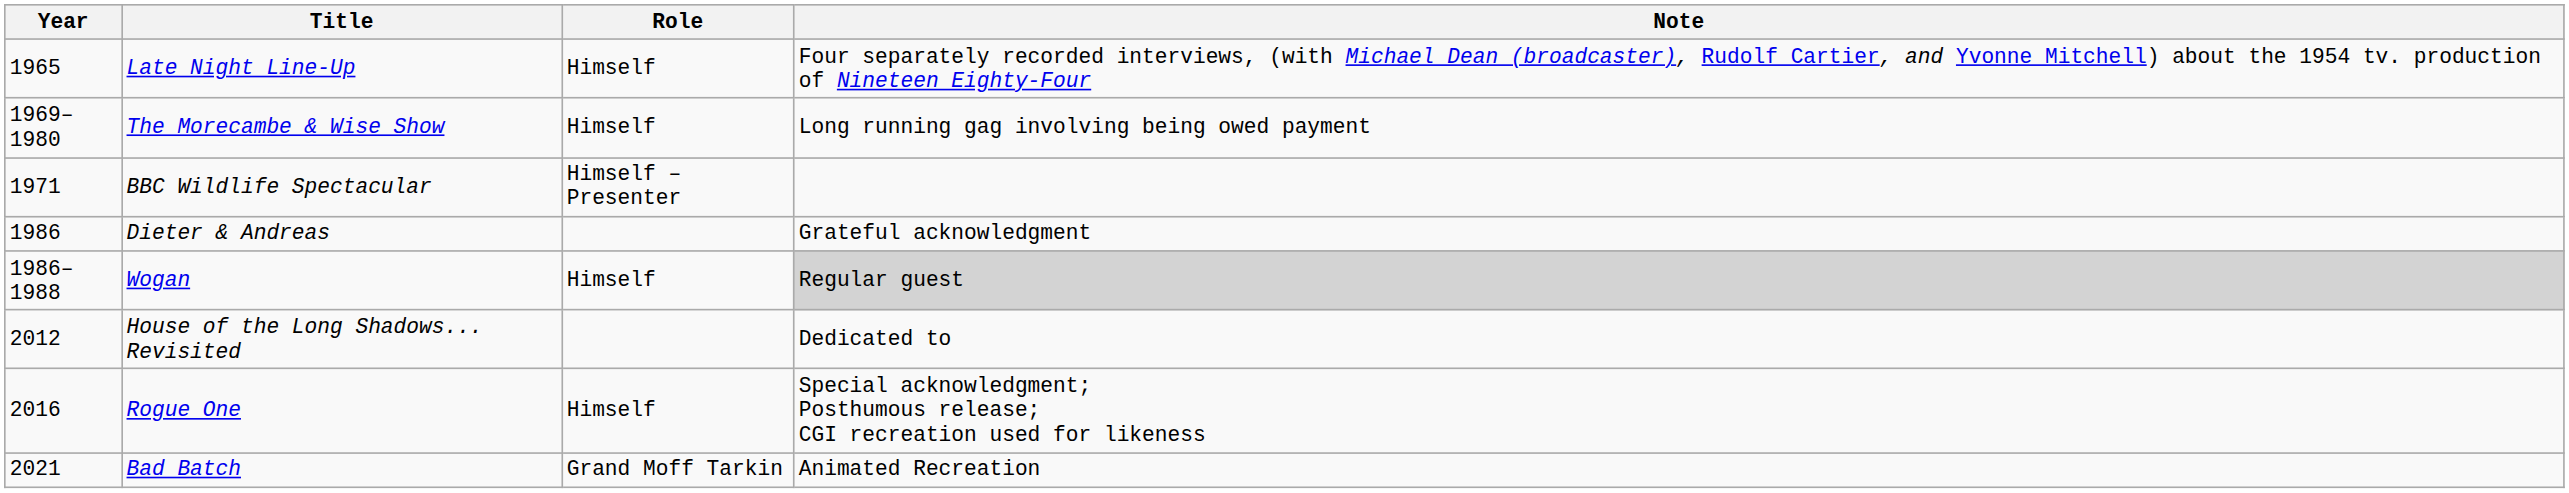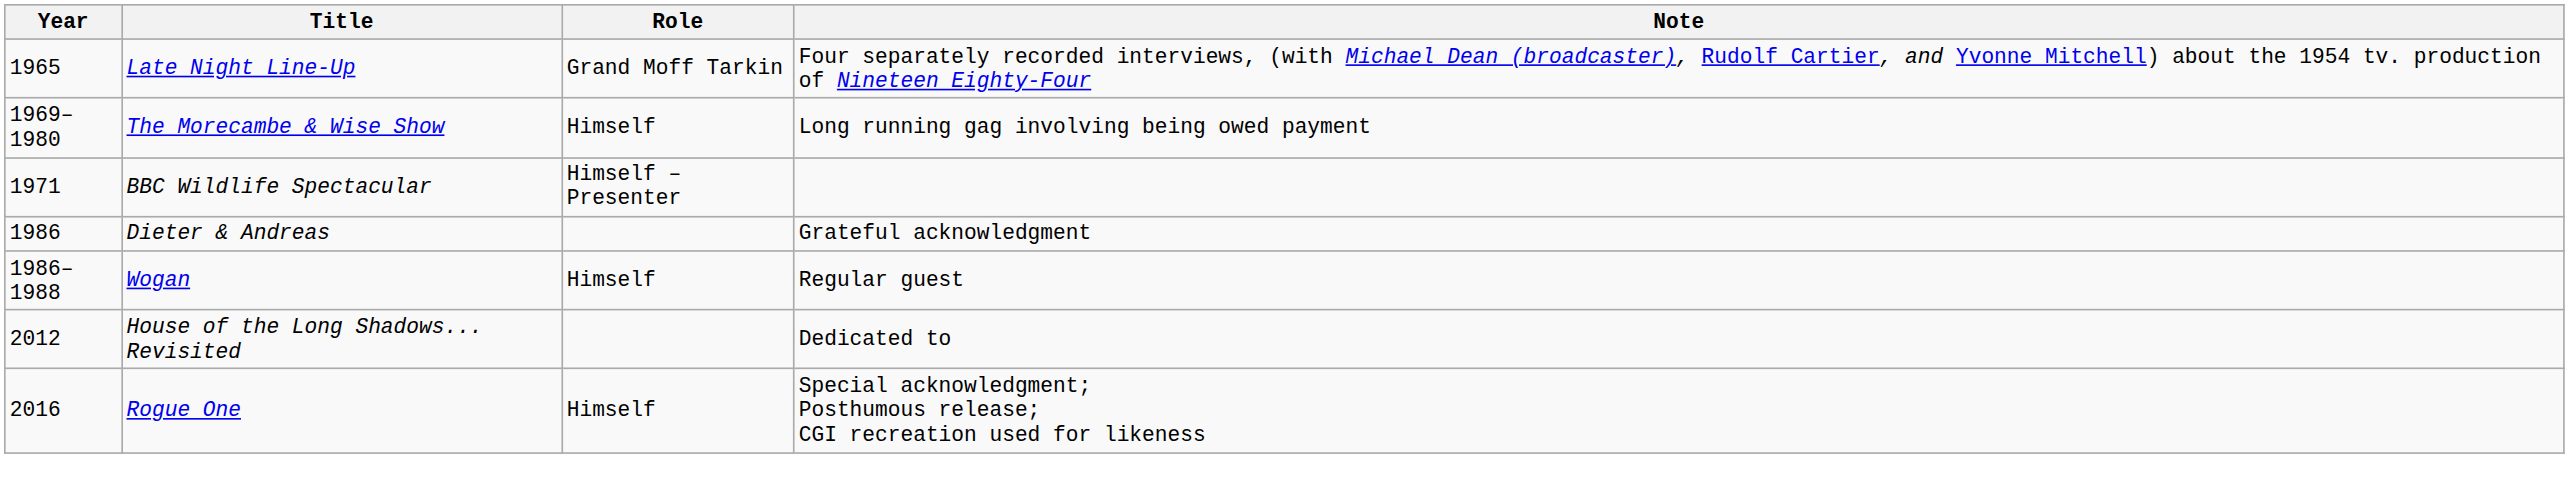(611, 69) Himself -> (675, 69) Grand Moff Tarkin
(881, 280) lightgrey background -> (881, 280) no background
- row: (184, 470)
